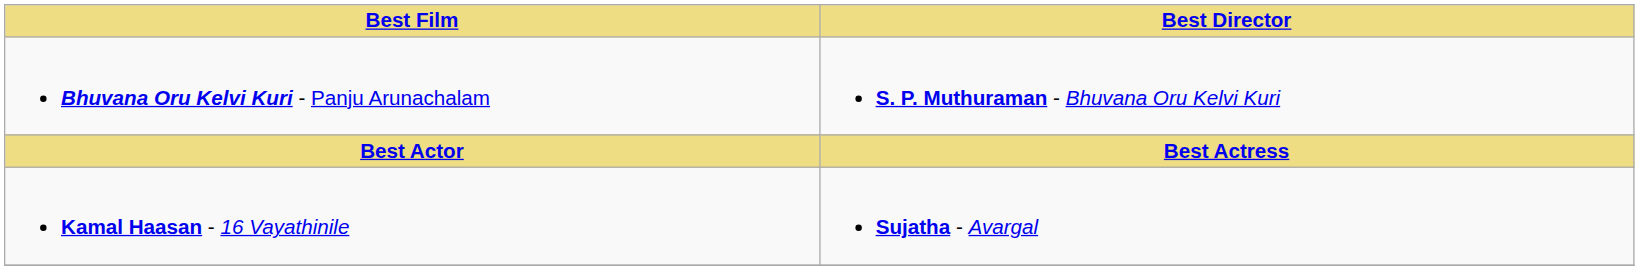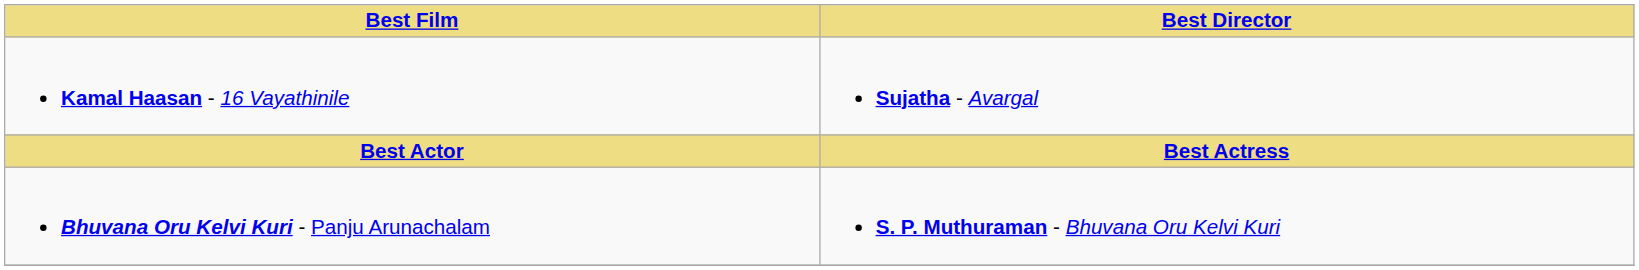rows swapped: (412, 98) <-> (412, 228)
